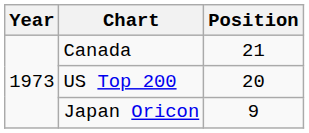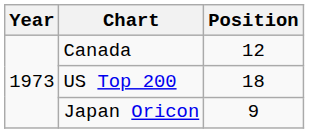(253, 51) 21 -> (253, 51) 12
(253, 82) 20 -> (253, 82) 18
